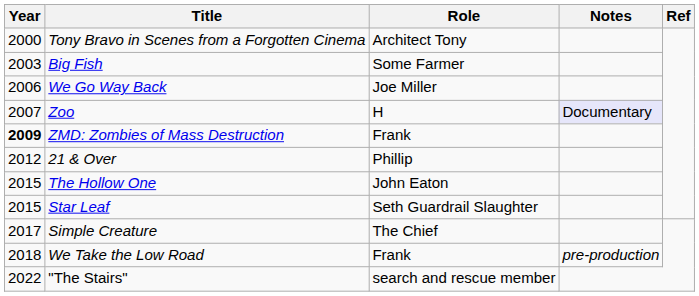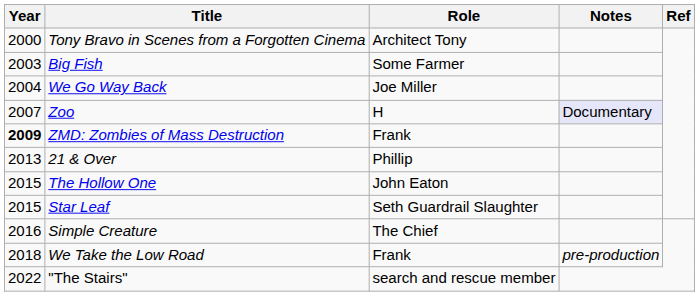(25, 87) 2006 -> (25, 87) 2004
(25, 159) 2012 -> (25, 159) 2013
(25, 231) 2017 -> (25, 231) 2016
